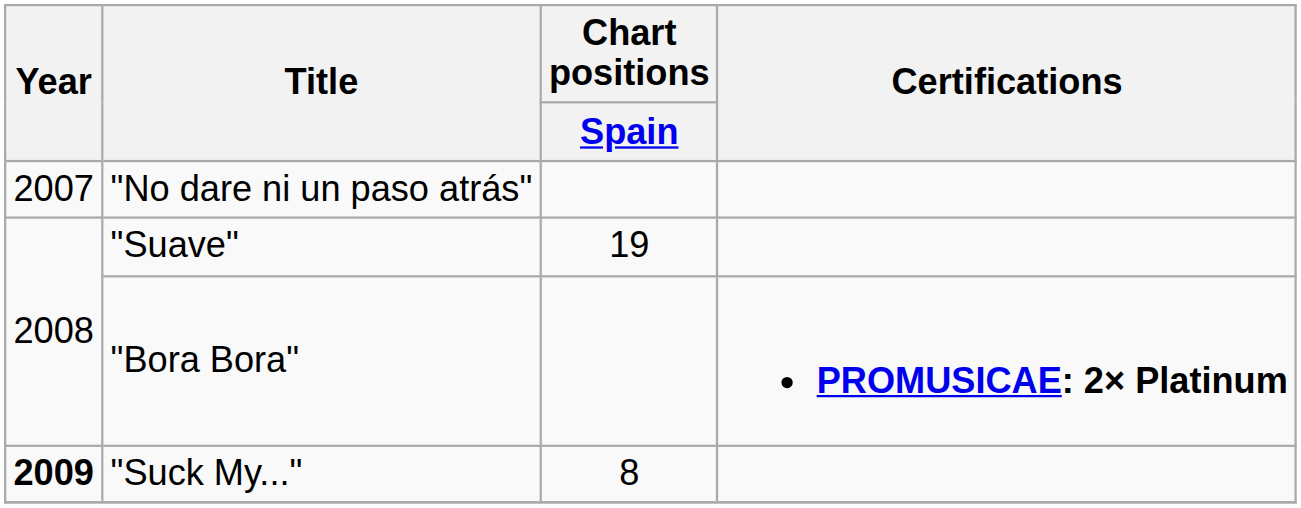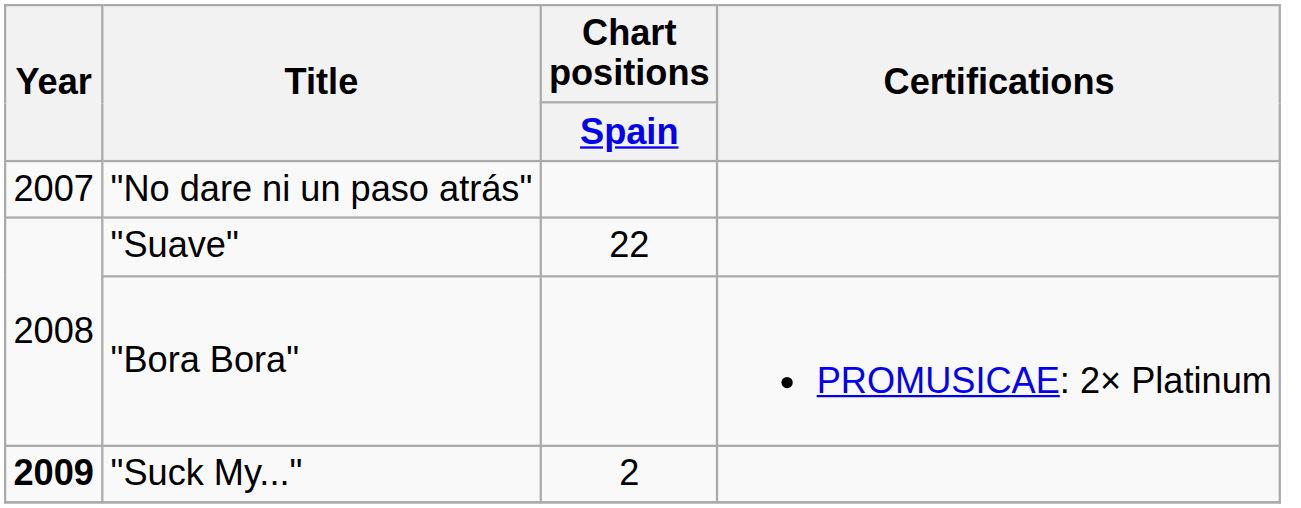(629, 245) 19 -> (629, 245) 22
(1007, 381) bold -> (999, 381) normal
(629, 473) 8 -> (629, 473) 2
